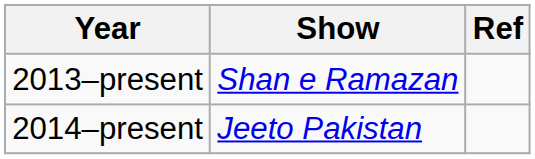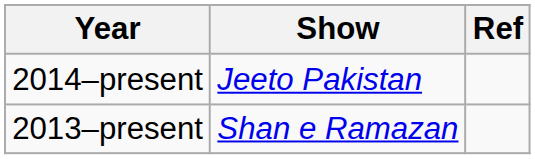rows swapped: (108, 78) <-> (108, 128)
